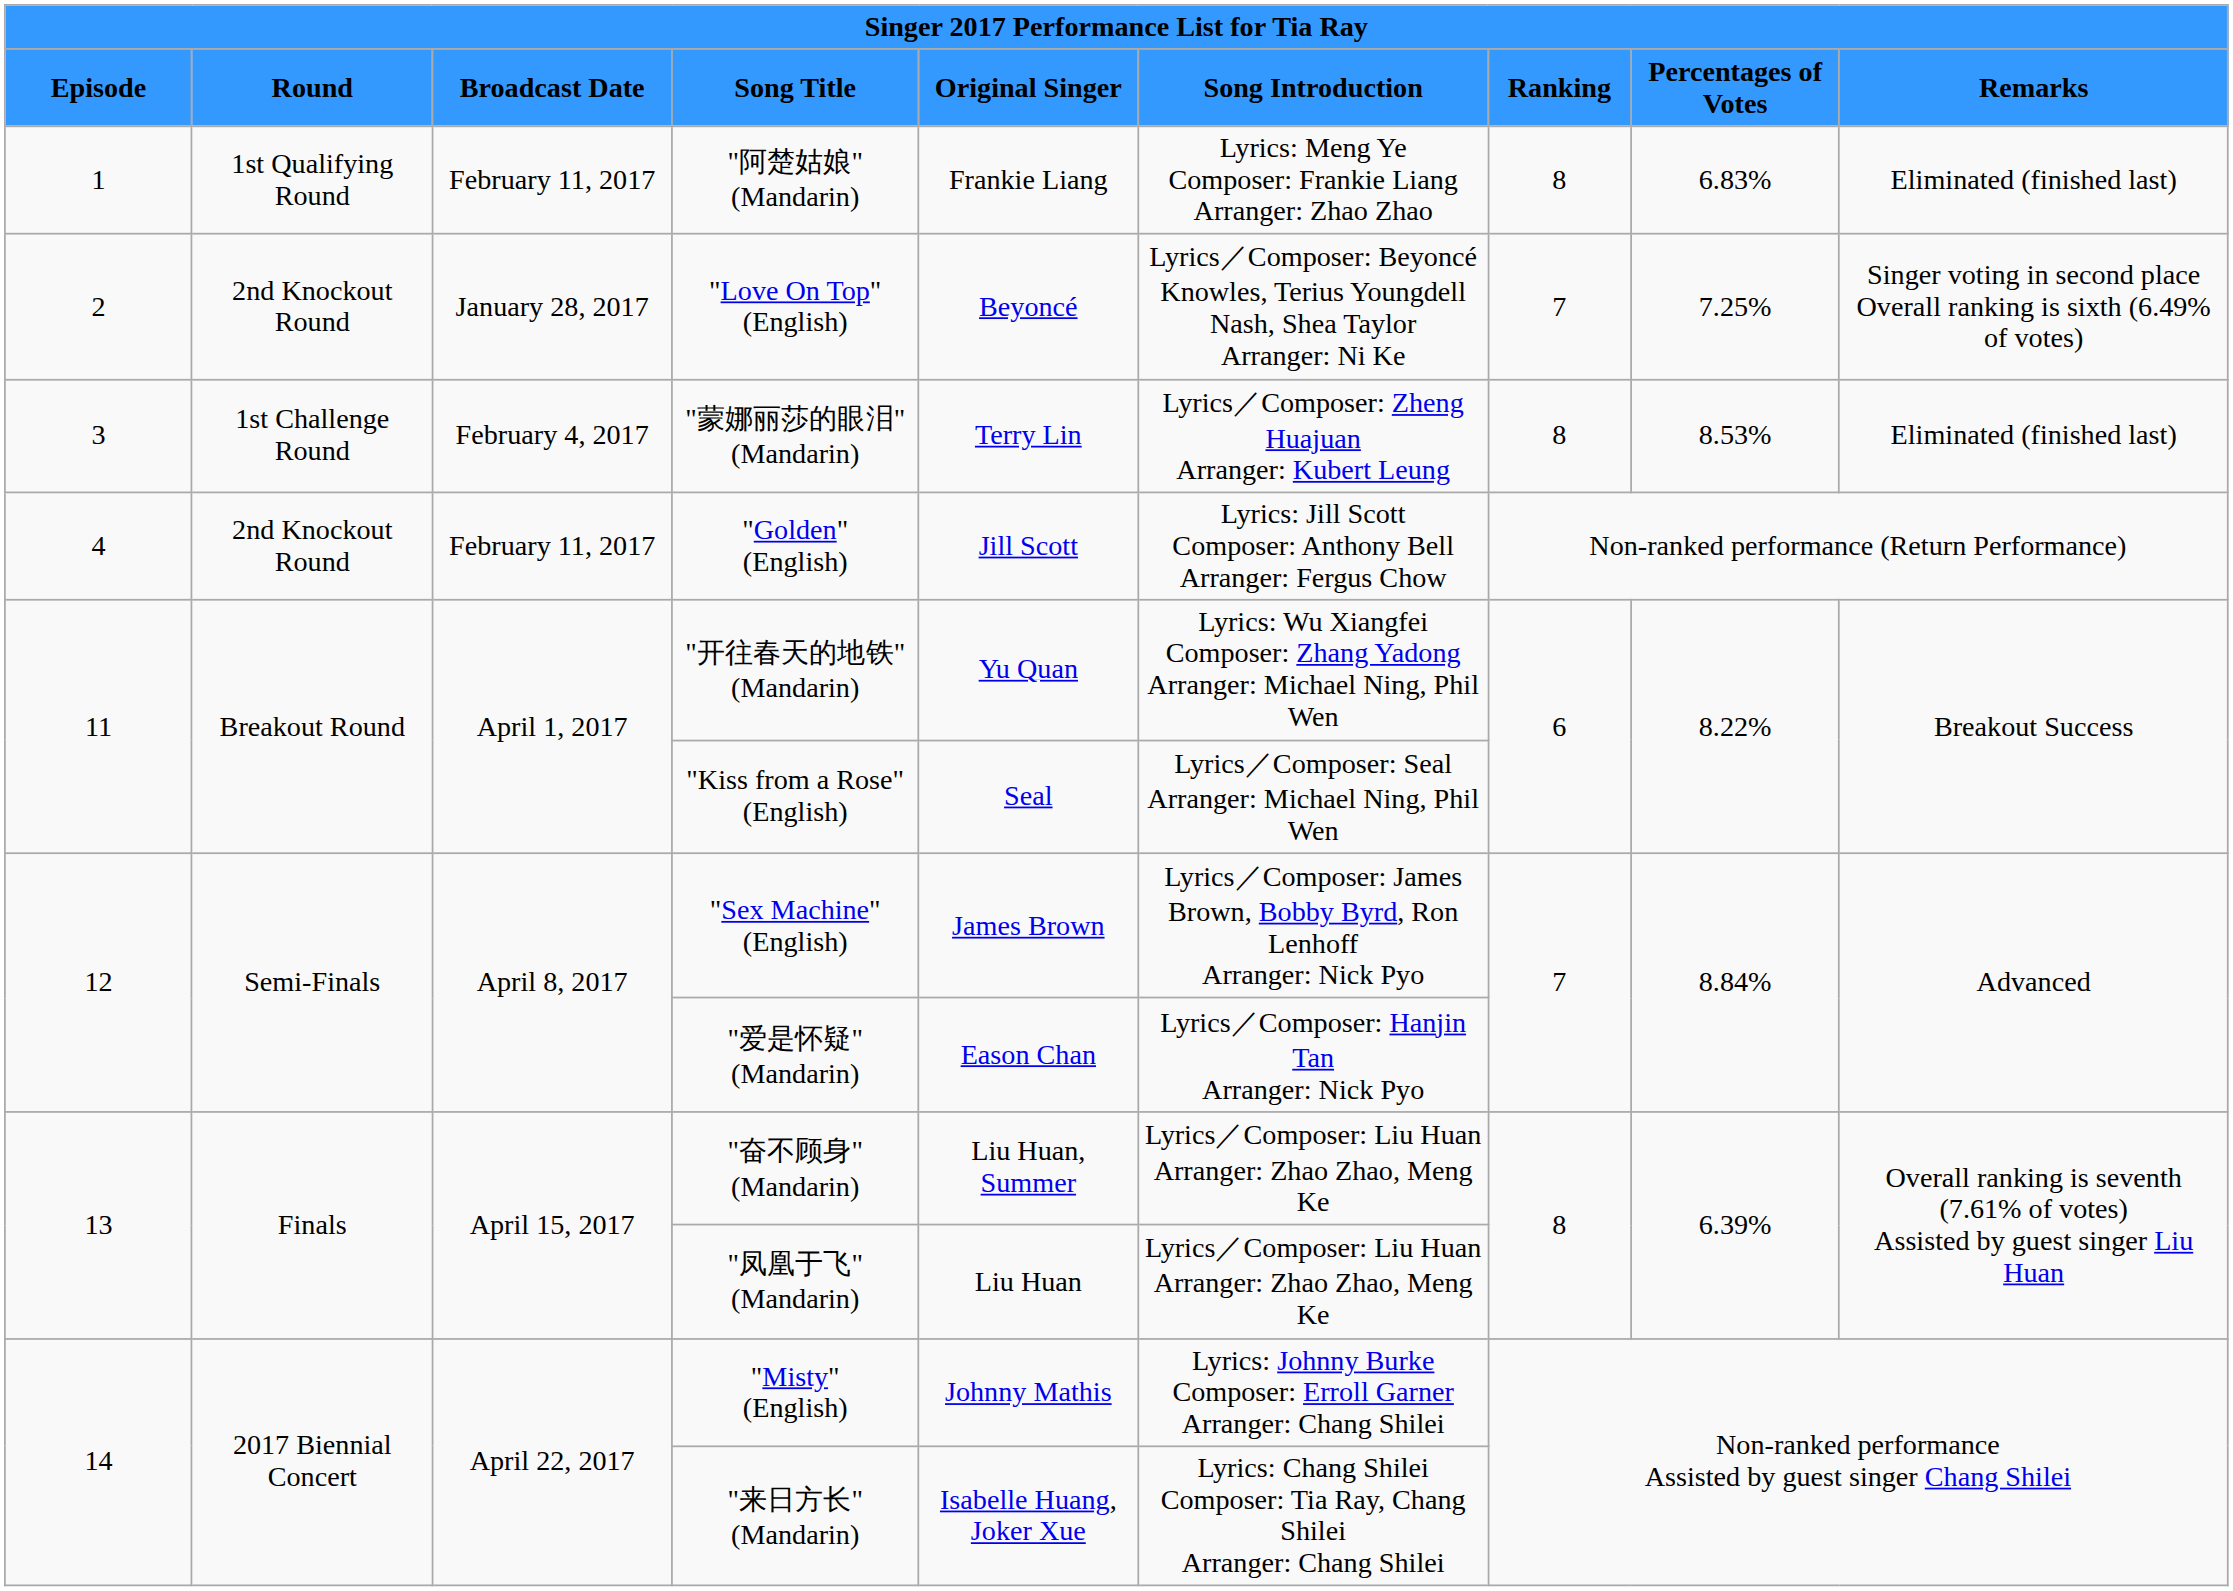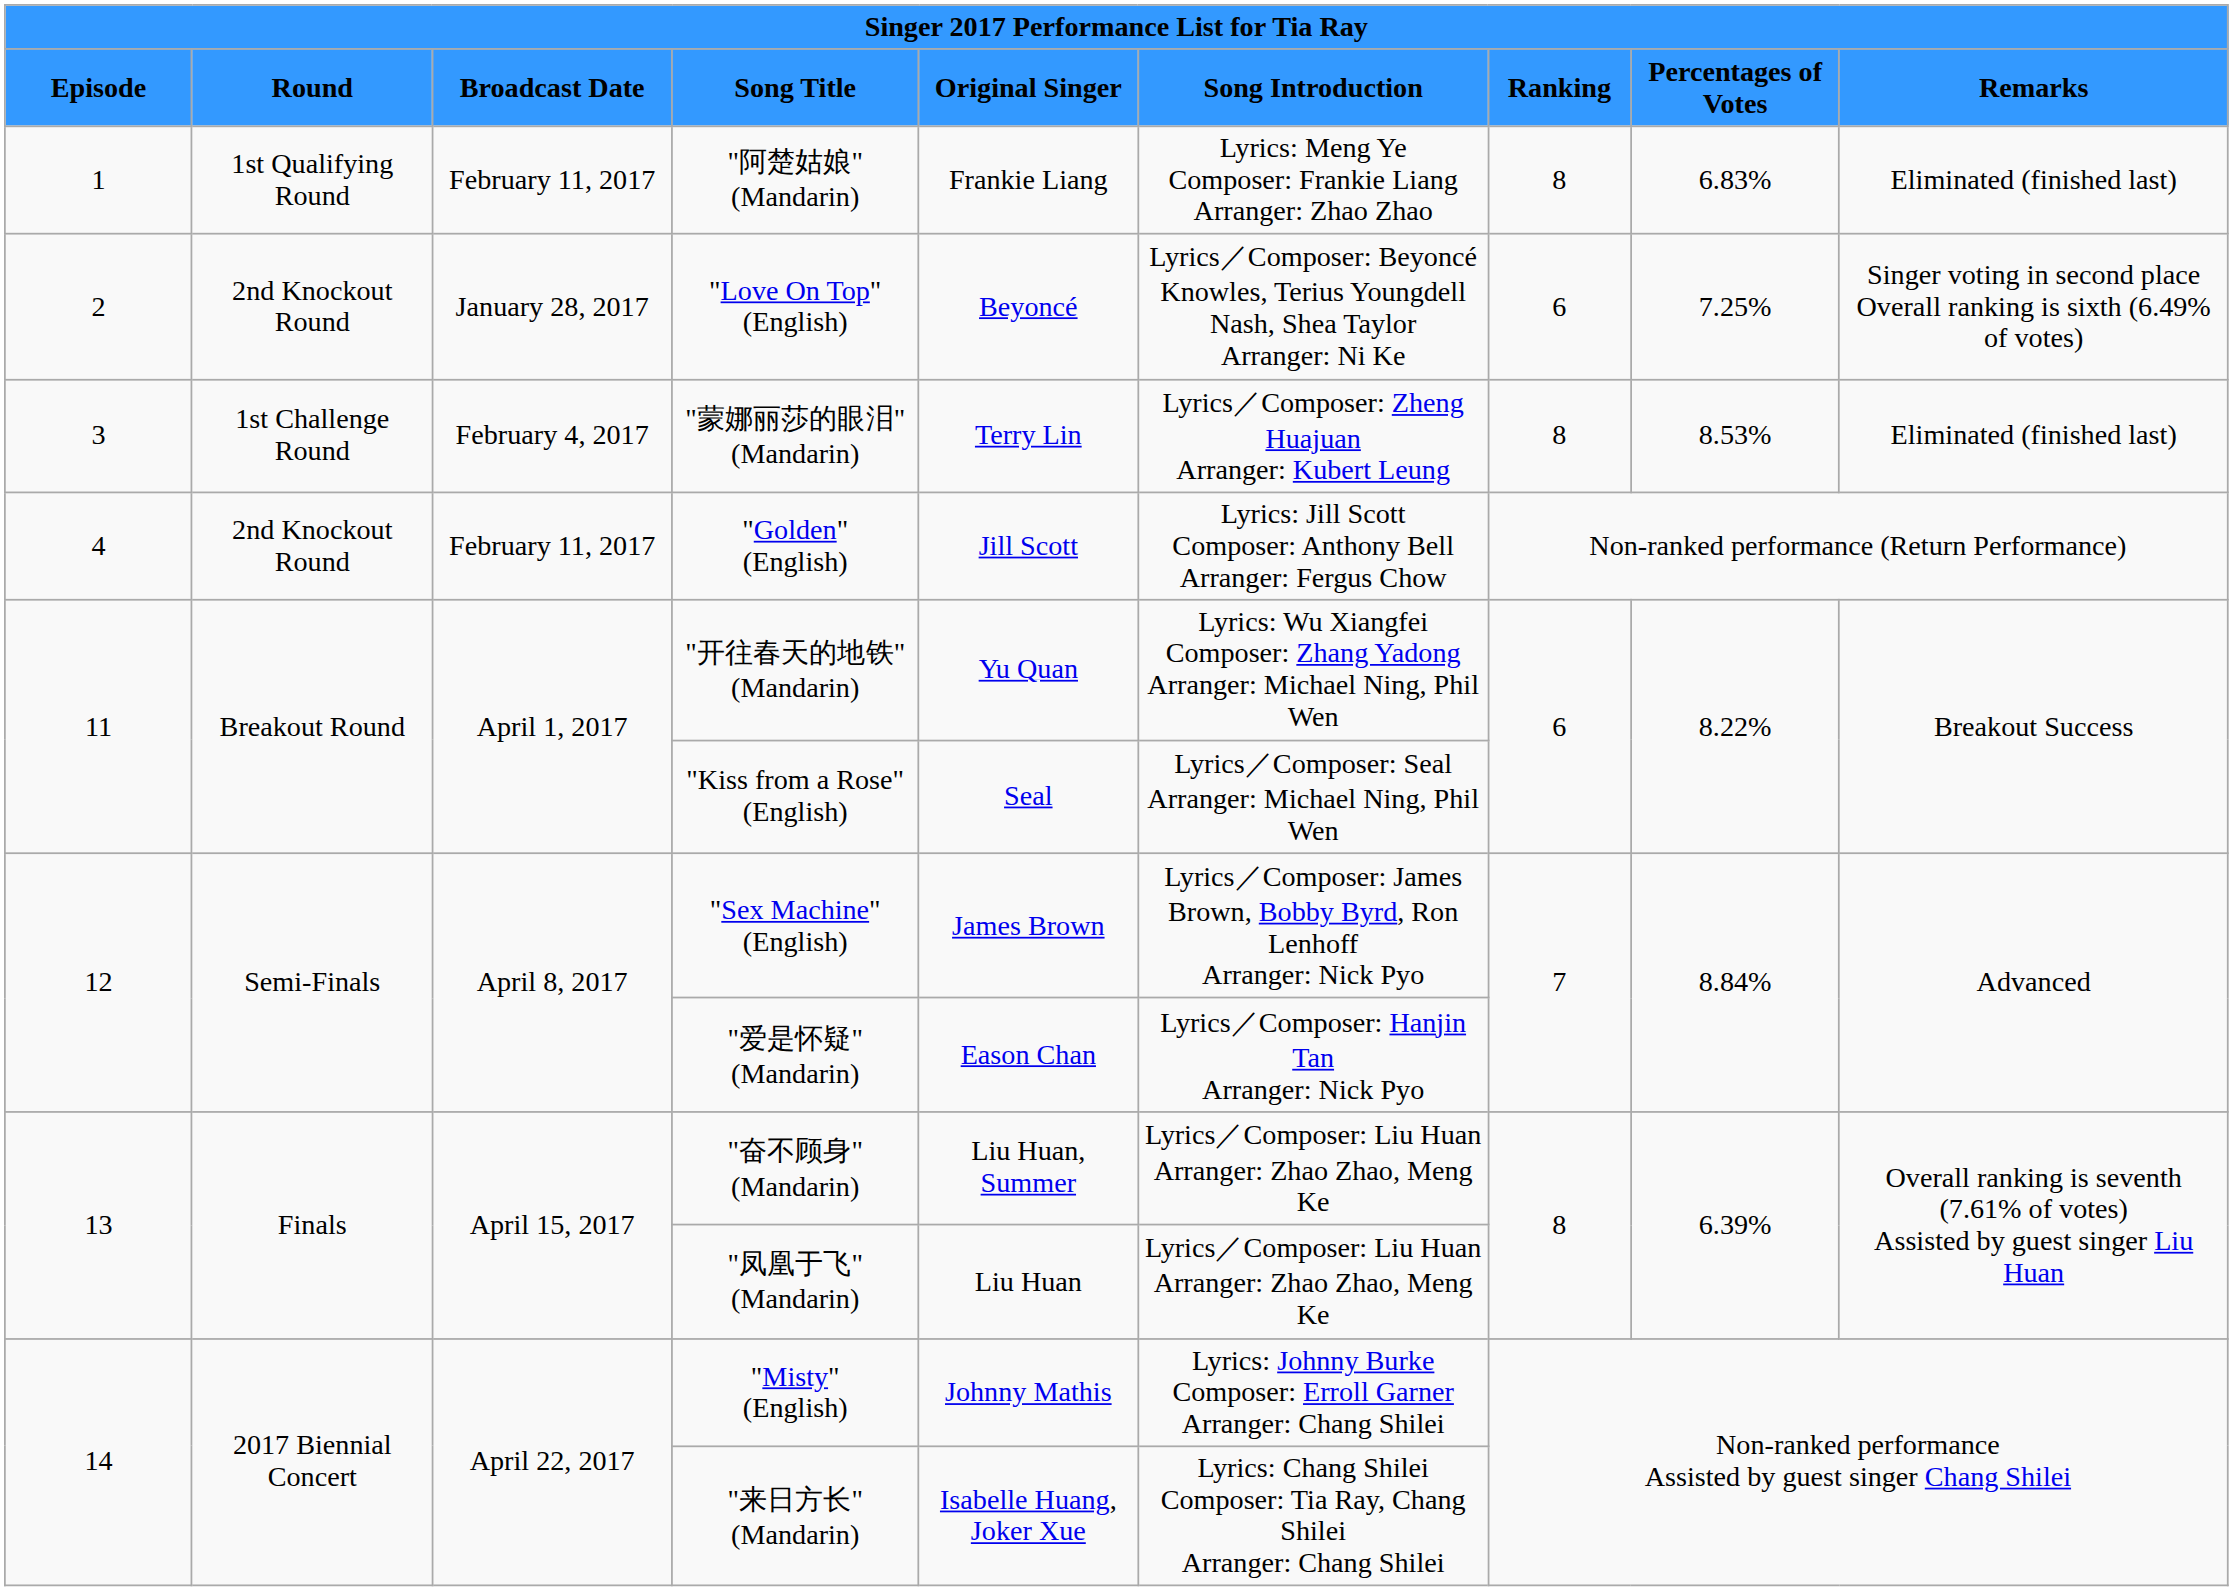(1559, 306) 7 -> (1559, 306) 6
